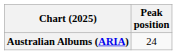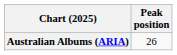(152, 41) 24 -> (152, 41) 26
